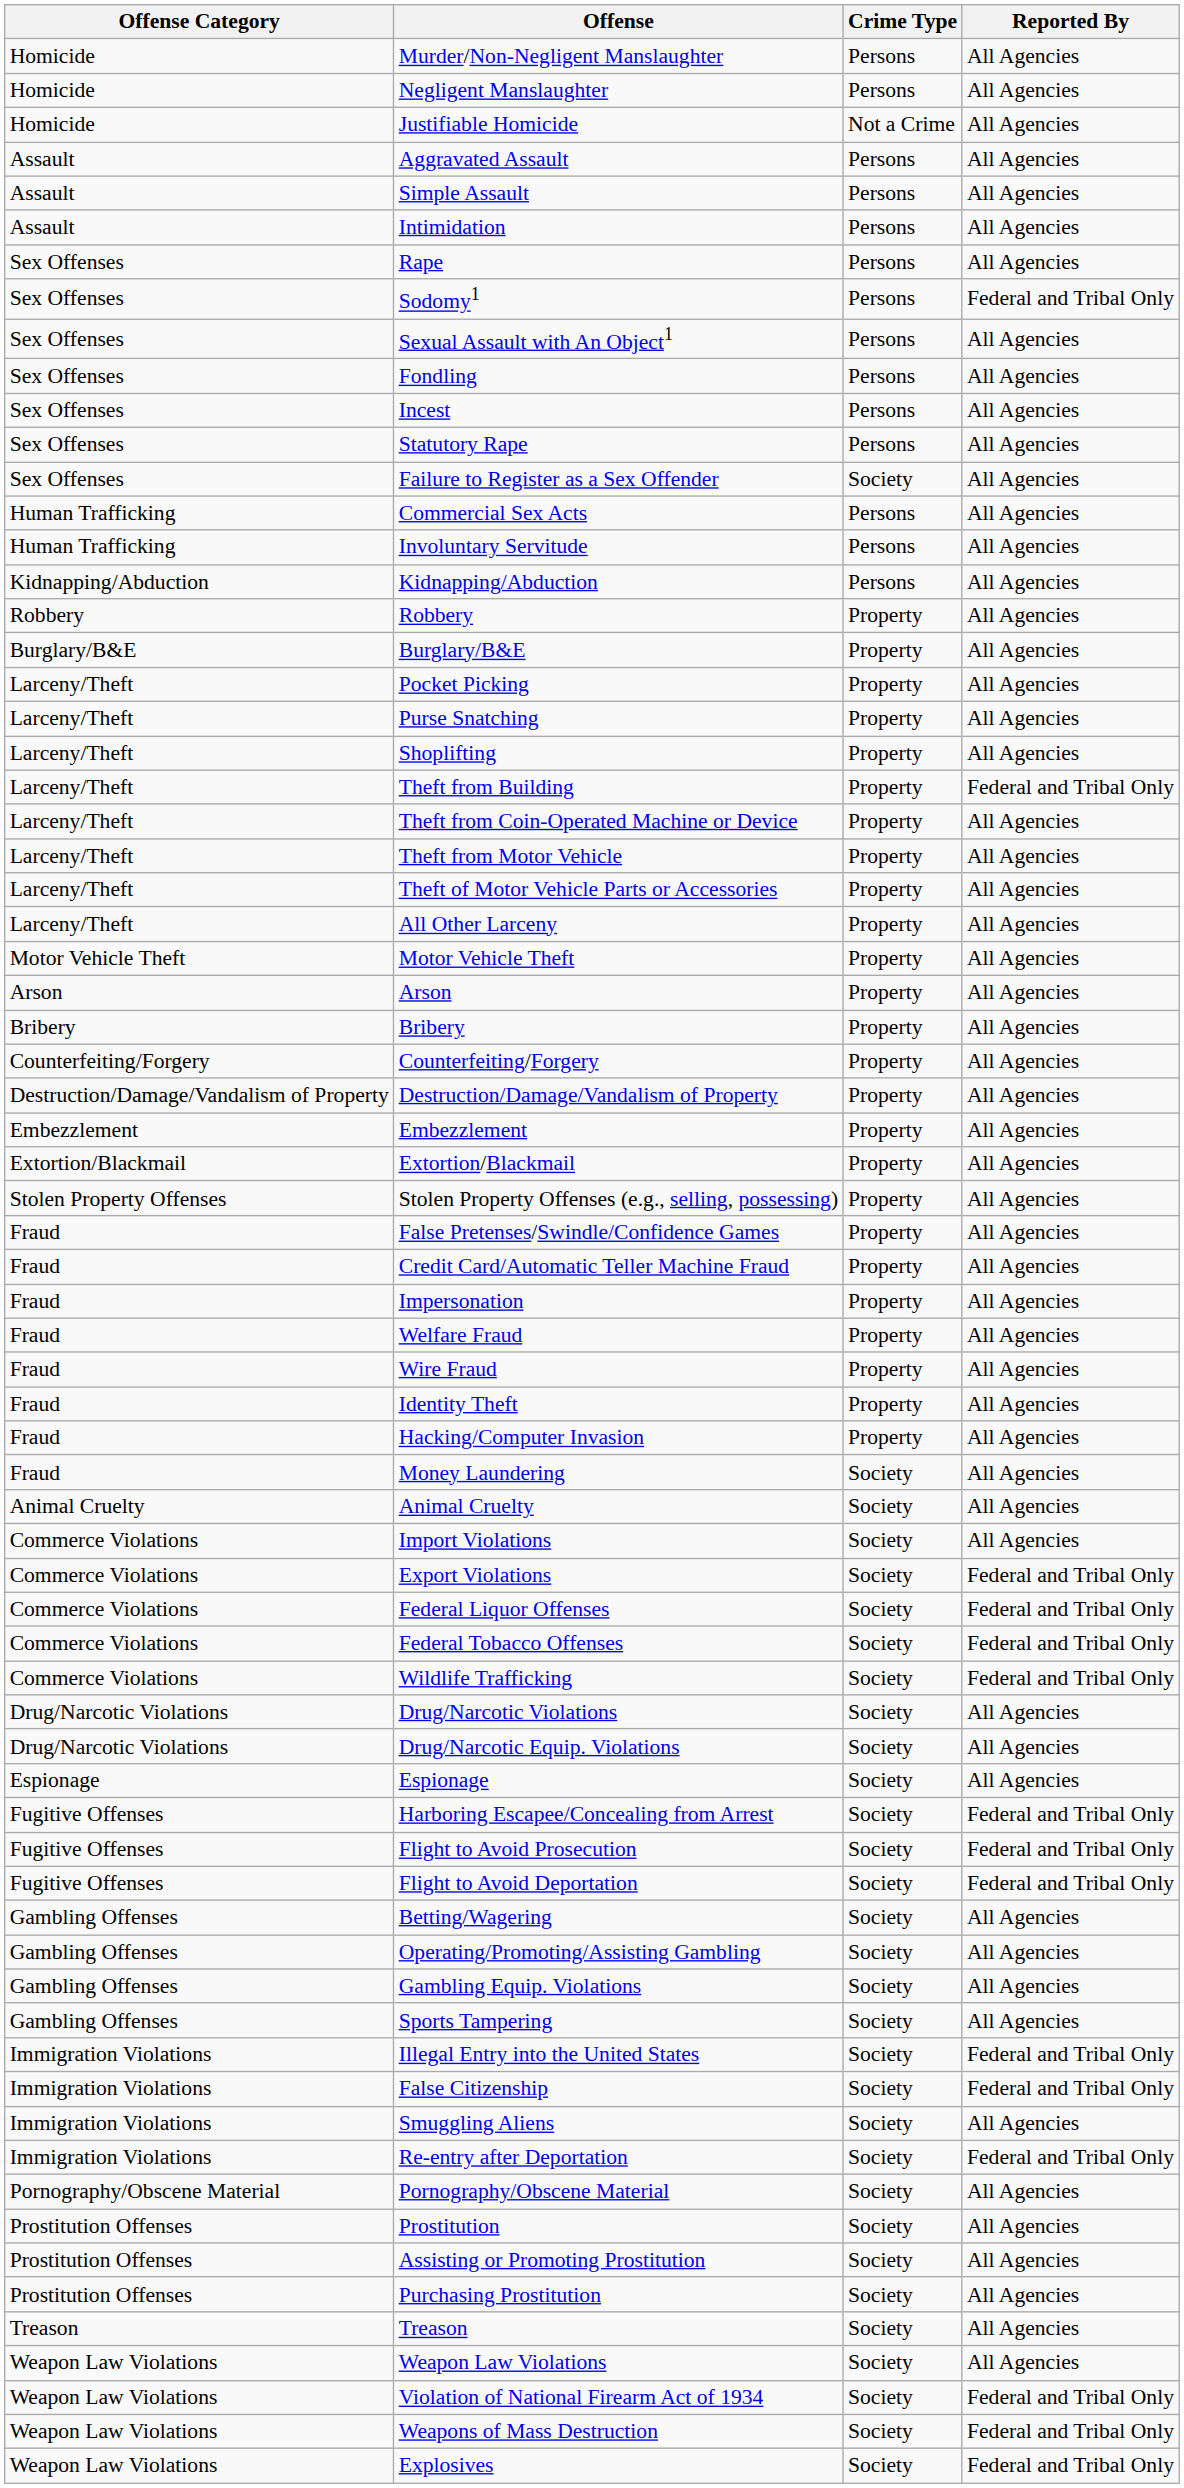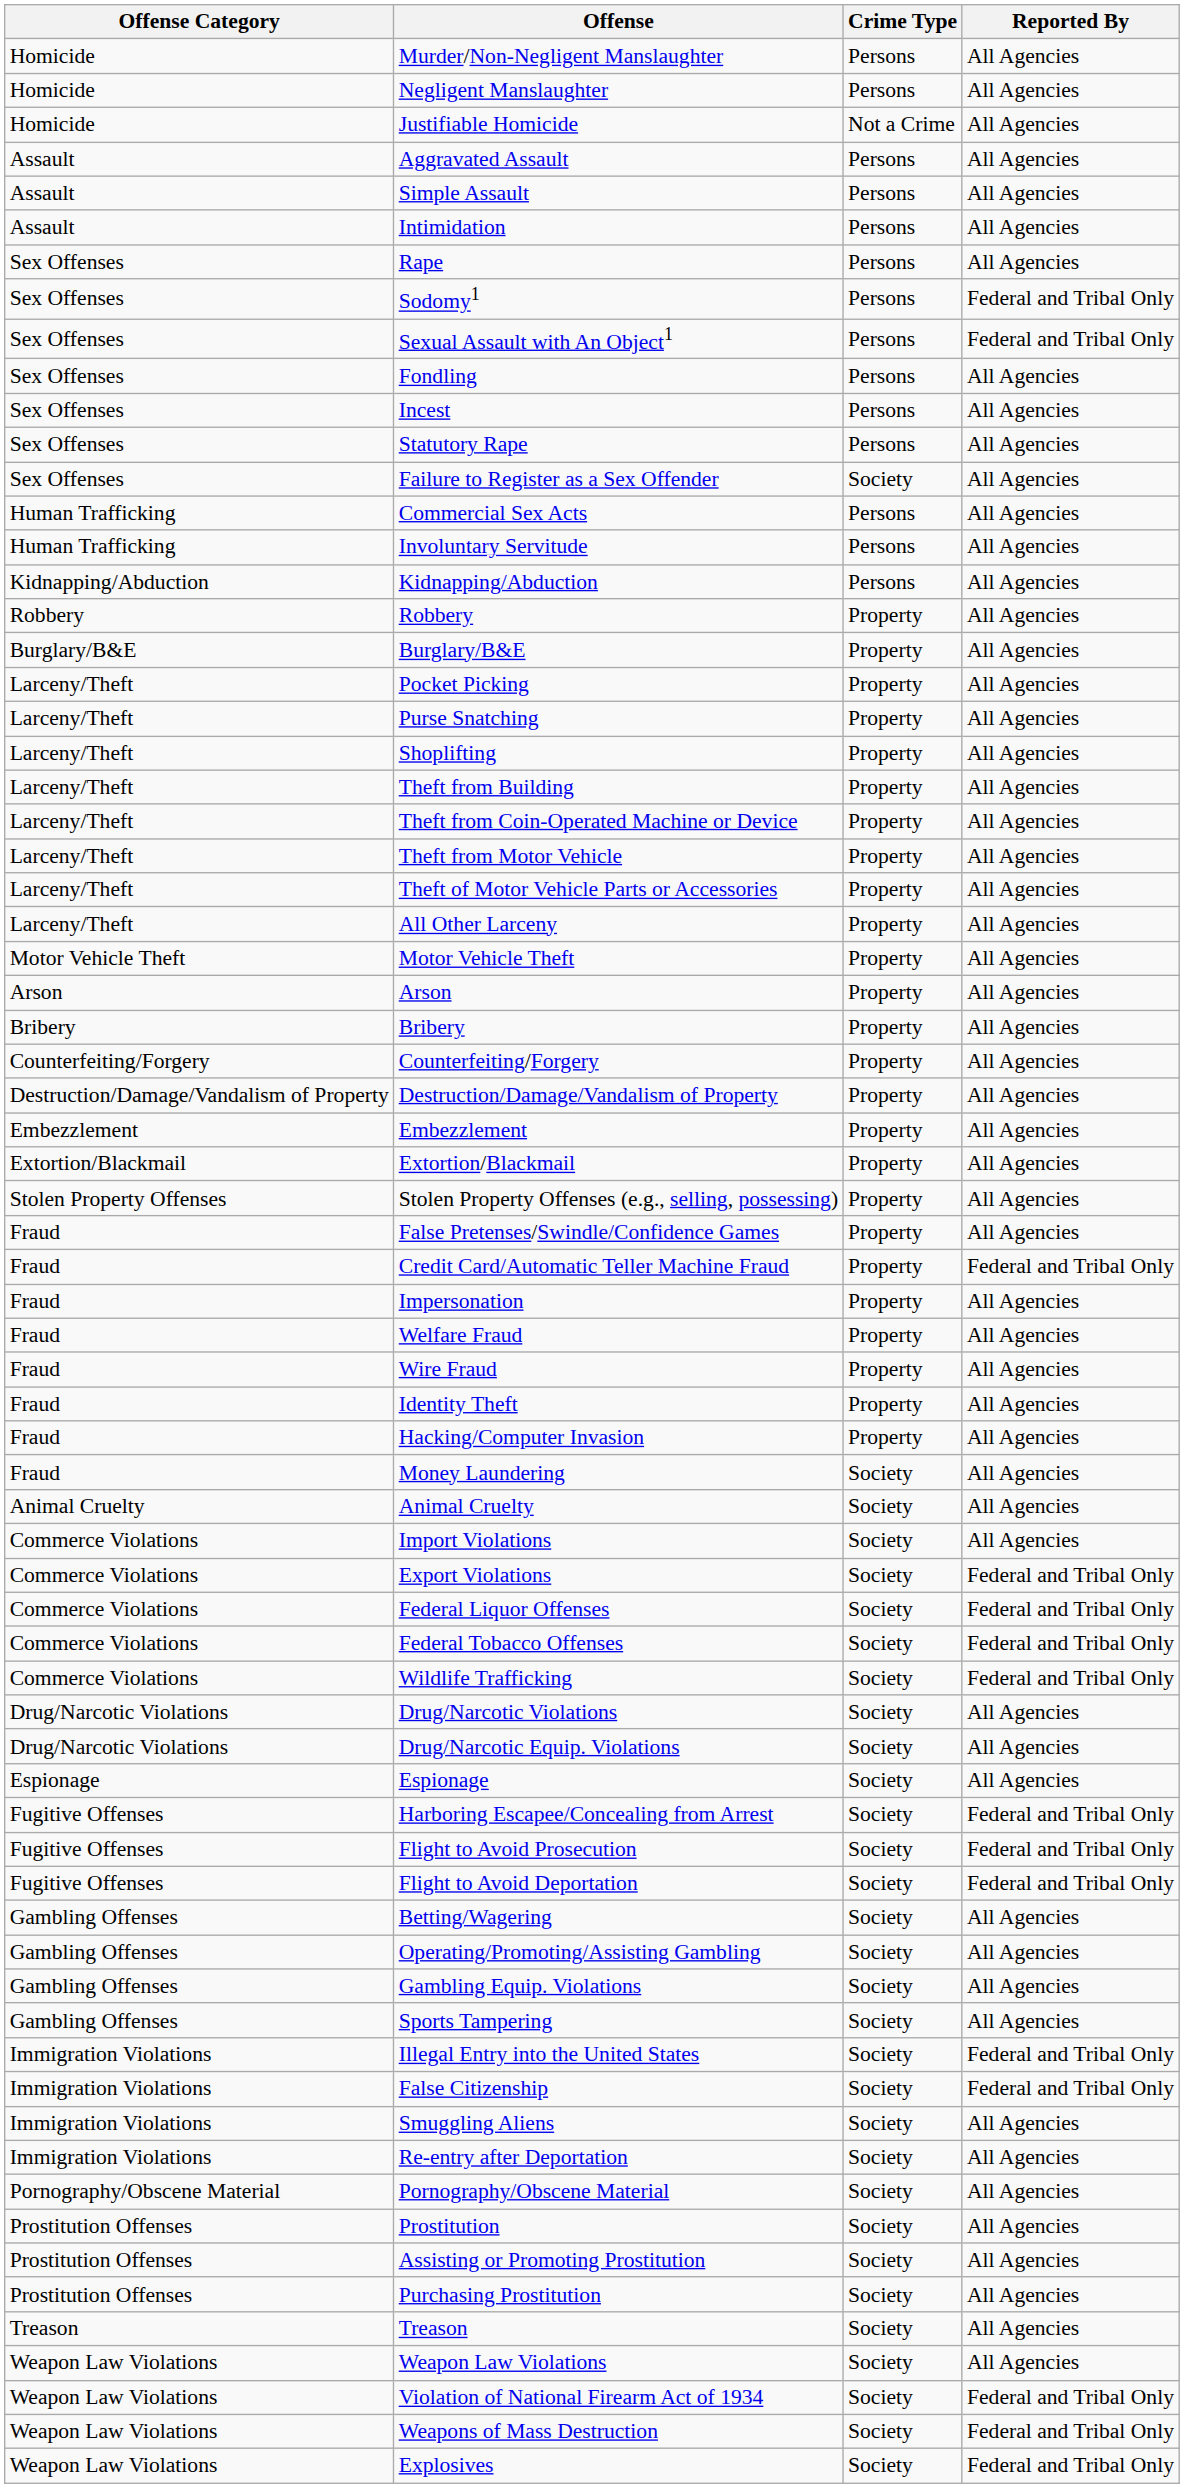(1023, 338) All Agencies -> (1070, 338) Federal and Tribal Only
(1070, 786) Federal and Tribal Only -> (1023, 786) All Agencies
(1023, 1266) All Agencies -> (1070, 1266) Federal and Tribal Only
(1070, 2157) Federal and Tribal Only -> (1023, 2157) All Agencies
